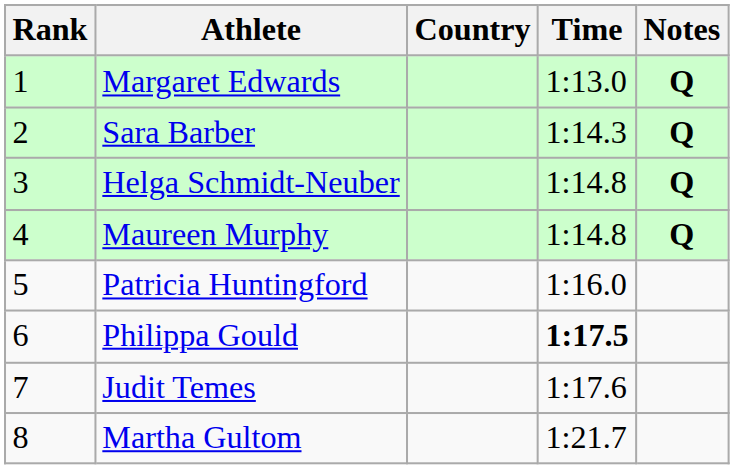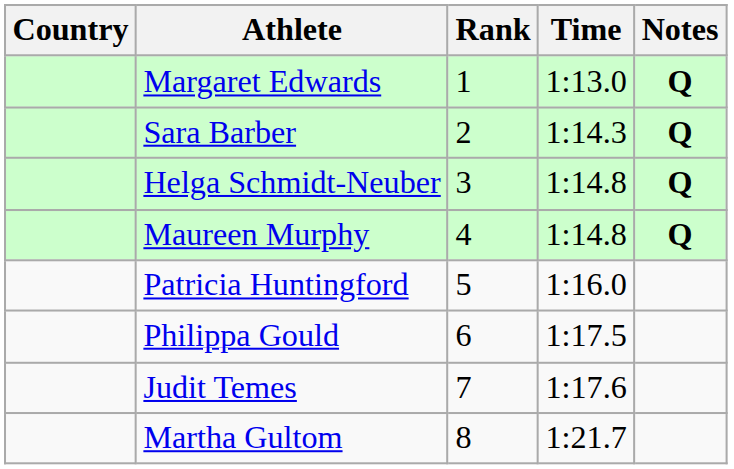columns swapped: (50, 30) <-> (473, 30)
(587, 336) bold -> (586, 336) normal
